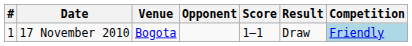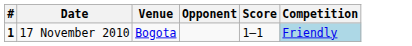- column: (303, 14)
(11, 32) normal -> (11, 32) bold
